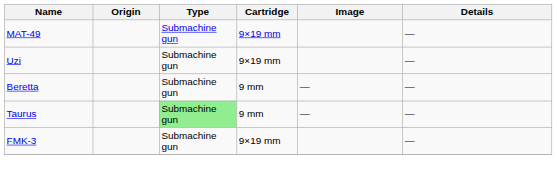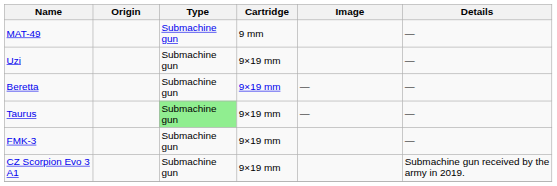(260, 33) 9×19 mm -> (251, 33) 9 mm
(251, 87) 9 mm -> (260, 87) 9×19 mm
(251, 114) 9 mm -> (260, 114) 9×19 mm
+ row: (48, 168)
